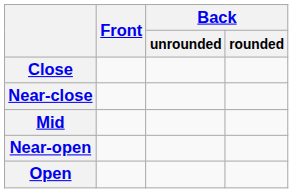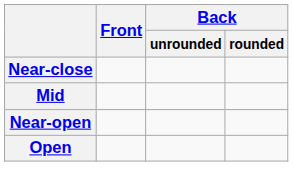- row: (50, 69)
